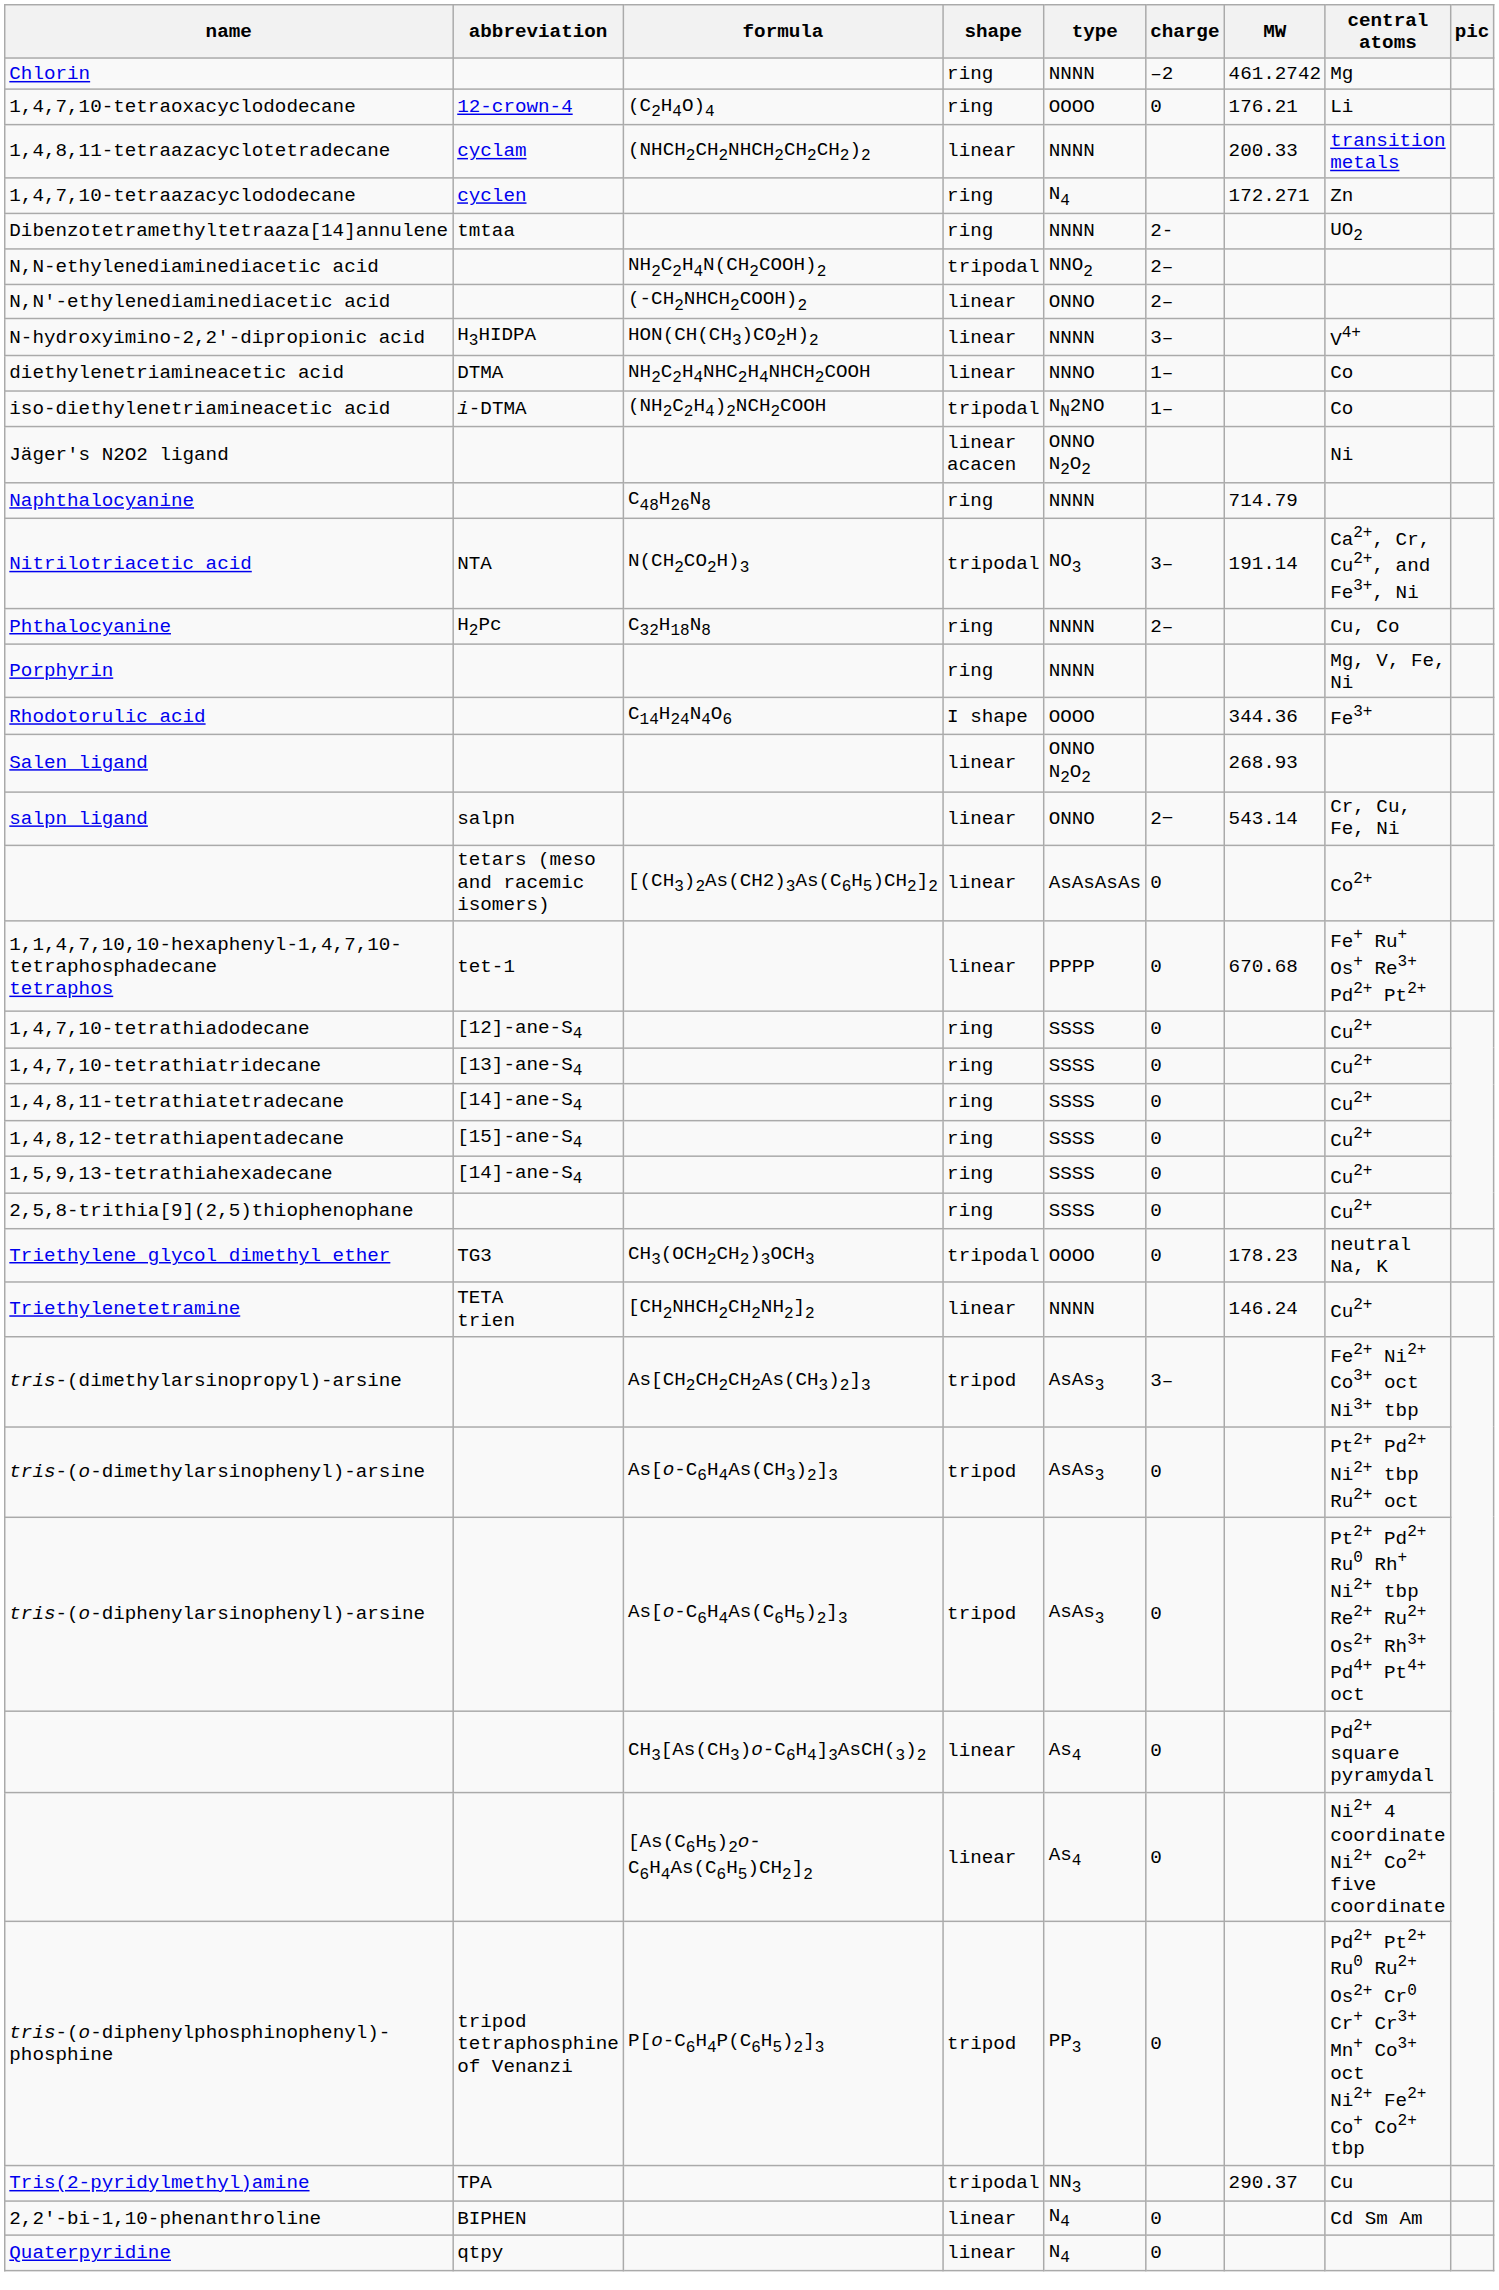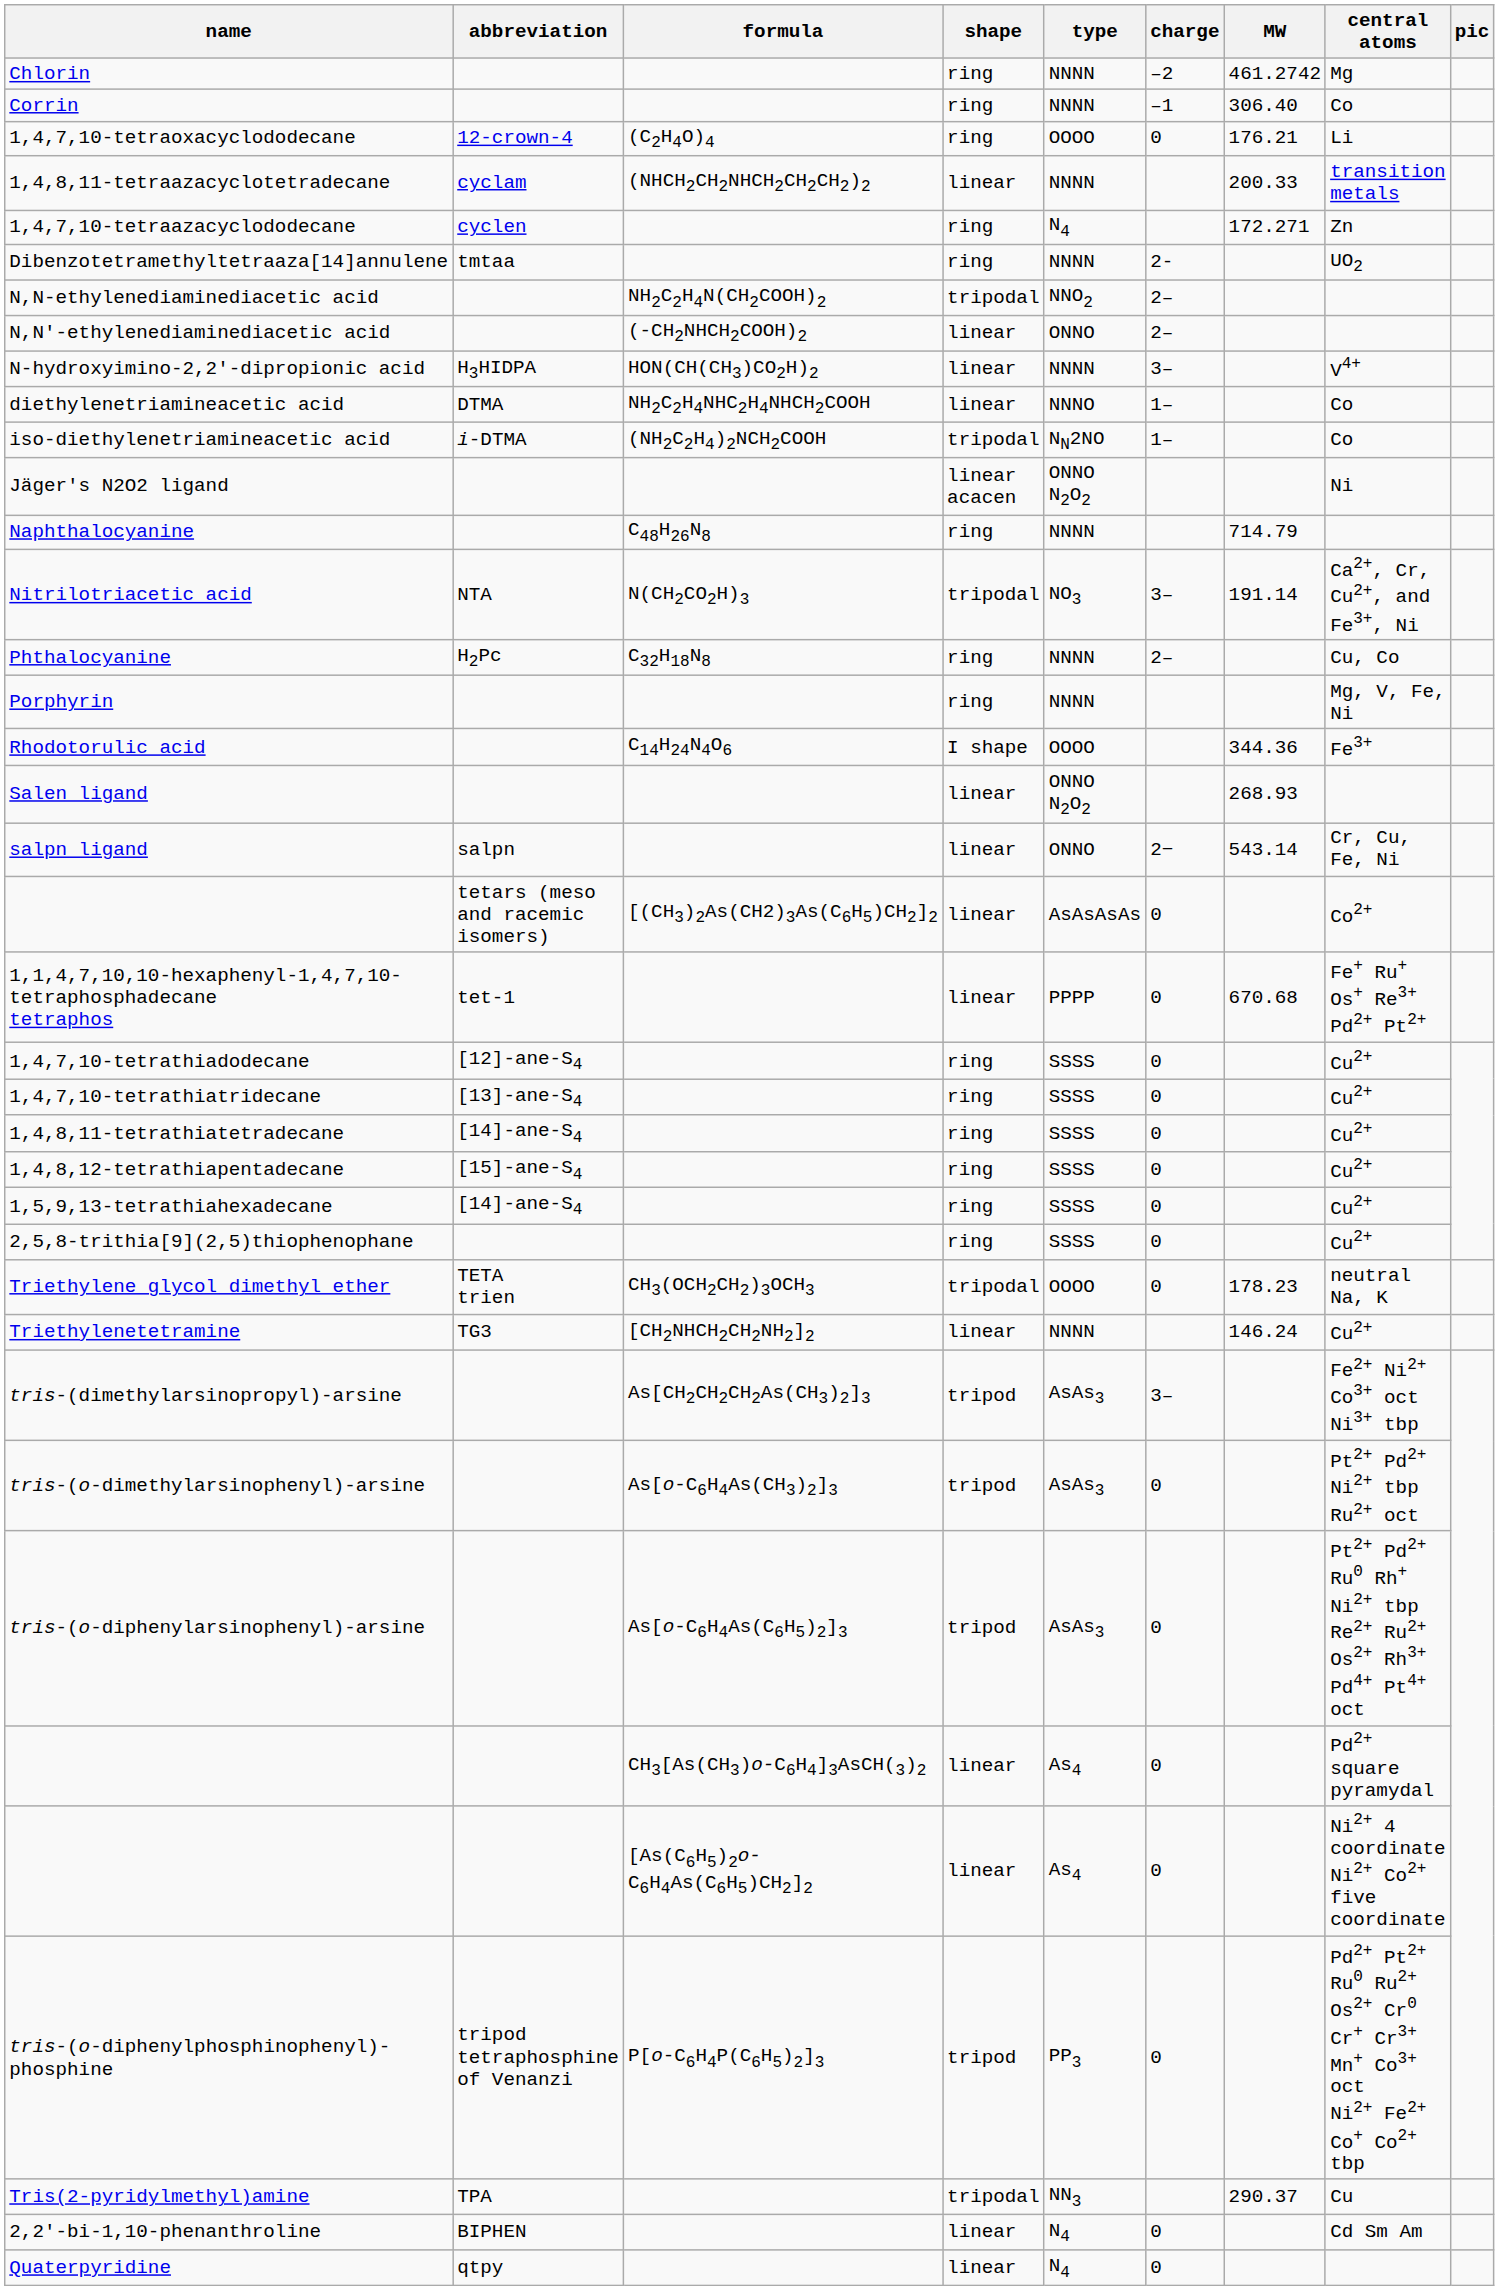+ row: (44, 105)
(475, 1256) TG3 -> (486, 1287) TETA trien
(486, 1309) TETA trien -> (475, 1332) TG3
